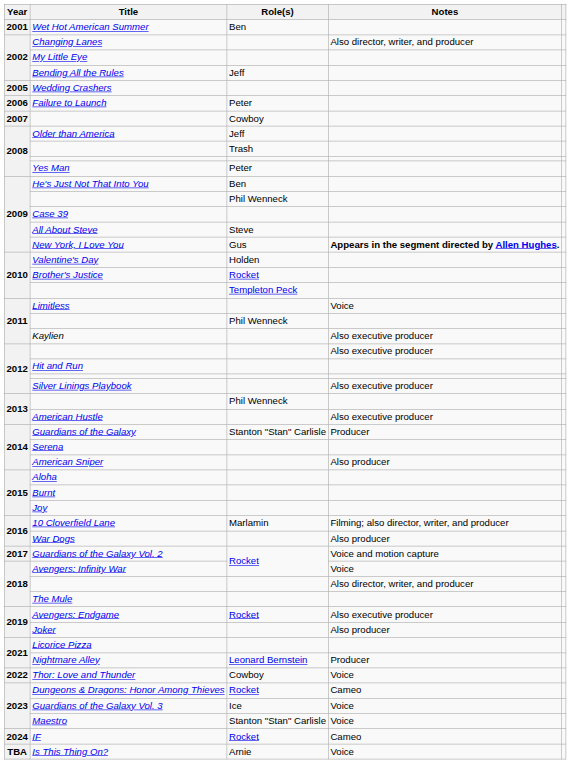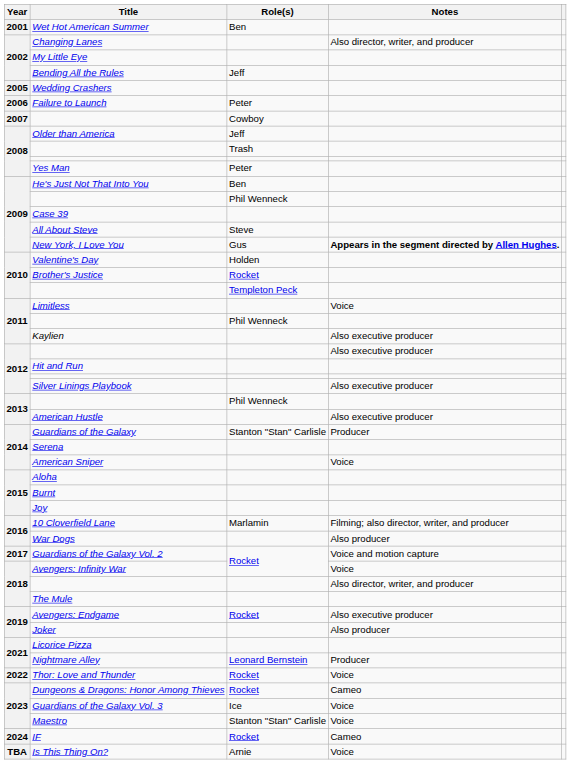(360, 462) Also producer -> (342, 462) Voice
(246, 675) Cowboy -> (244, 675) Rocket
